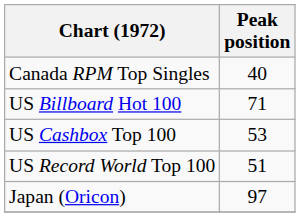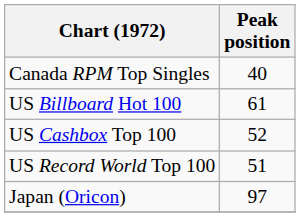(257, 103) 71 -> (257, 103) 61
(257, 134) 53 -> (257, 134) 52
